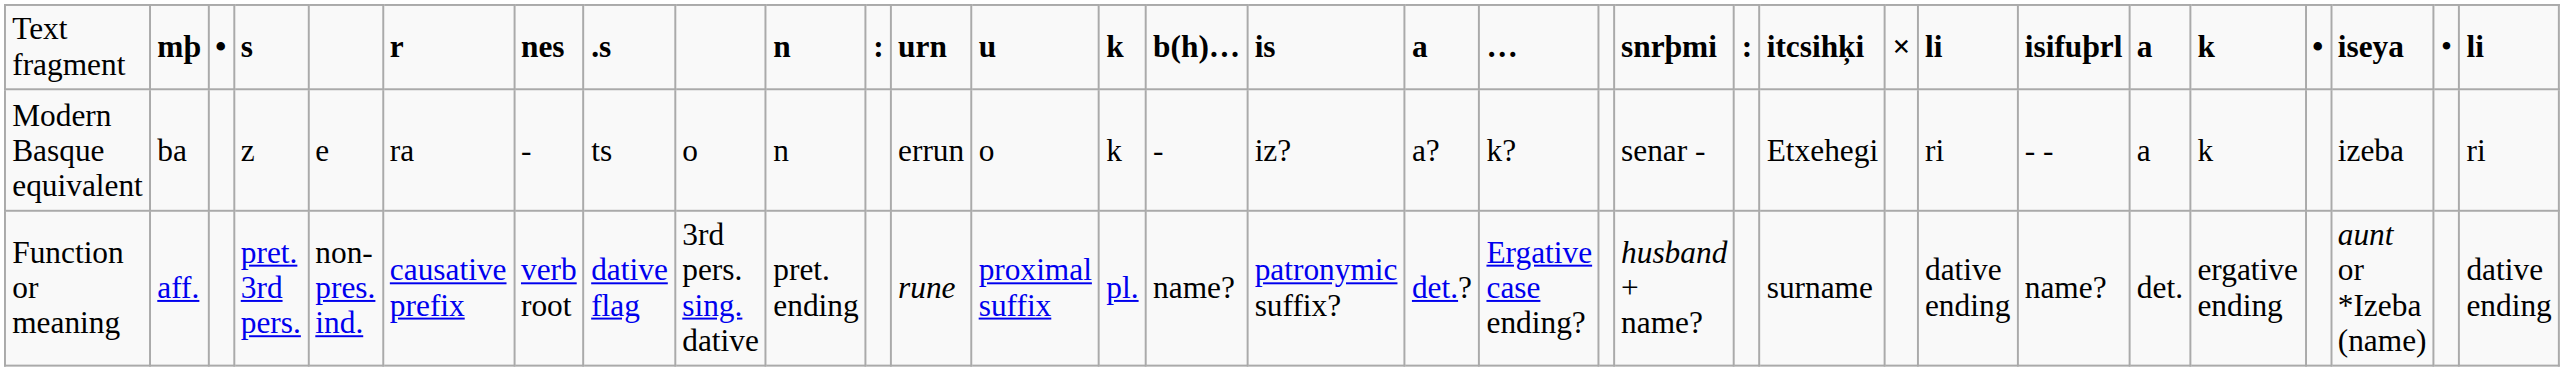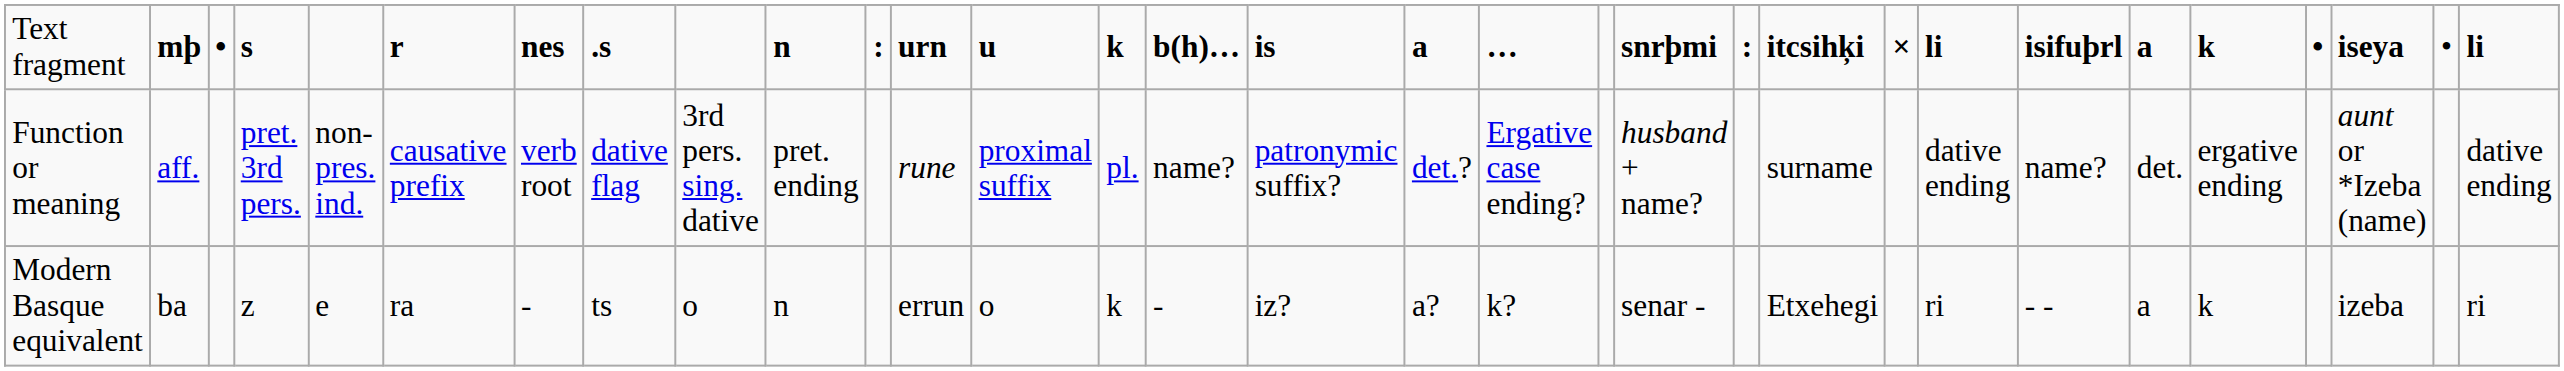rows swapped: (68, 287) <-> (78, 149)
